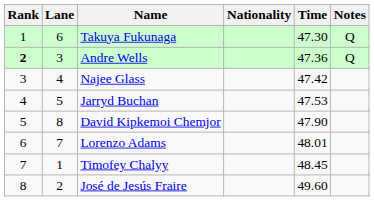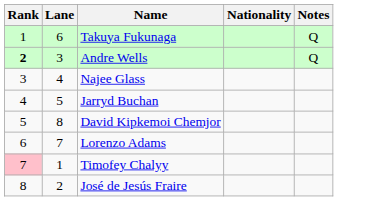- column: (312, 15)
(23, 164) no background -> (23, 164) pink background
